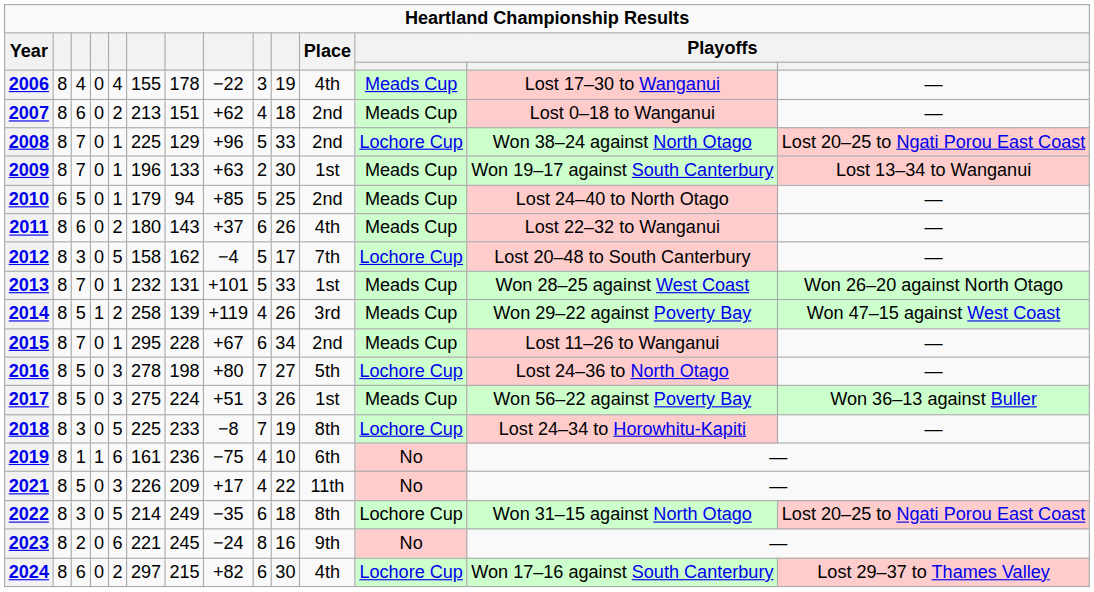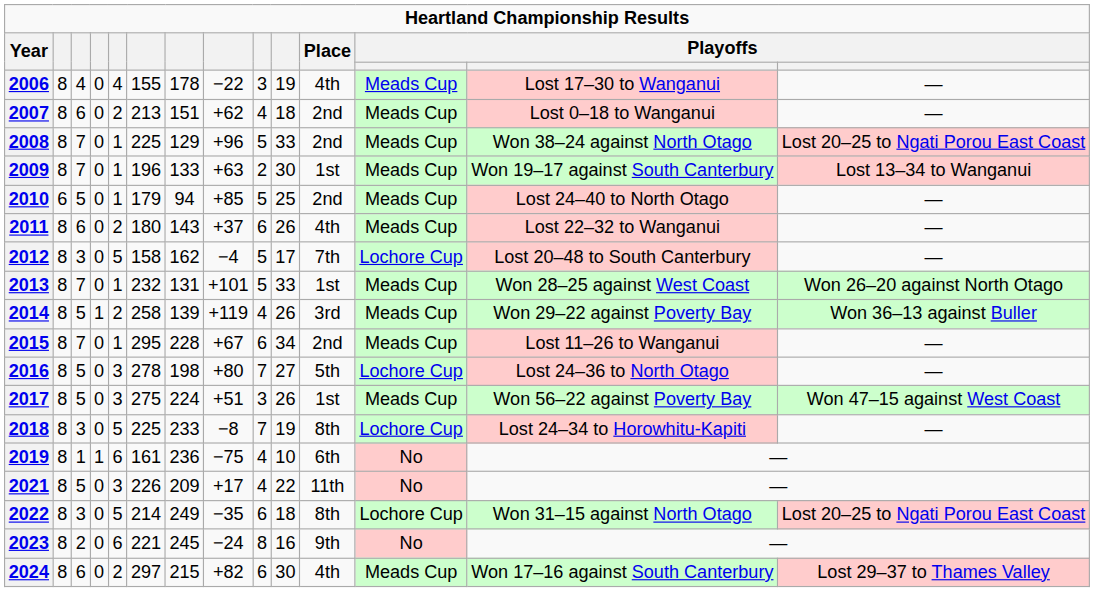(411, 141) Lochore Cup -> (411, 141) Meads Cup
(934, 313) Won 47–15 against West Coast -> (934, 313) Won 36–13 against Buller
(934, 399) Won 36–13 against Buller -> (934, 399) Won 47–15 against West Coast
(411, 571) Lochore Cup -> (411, 571) Meads Cup
